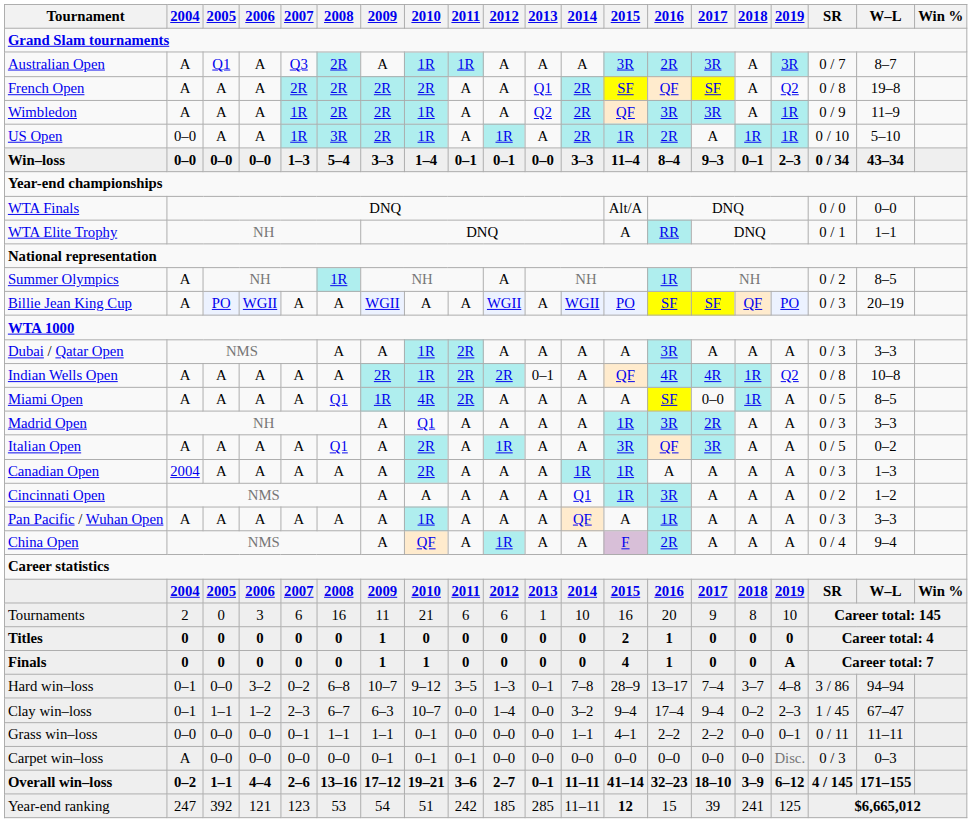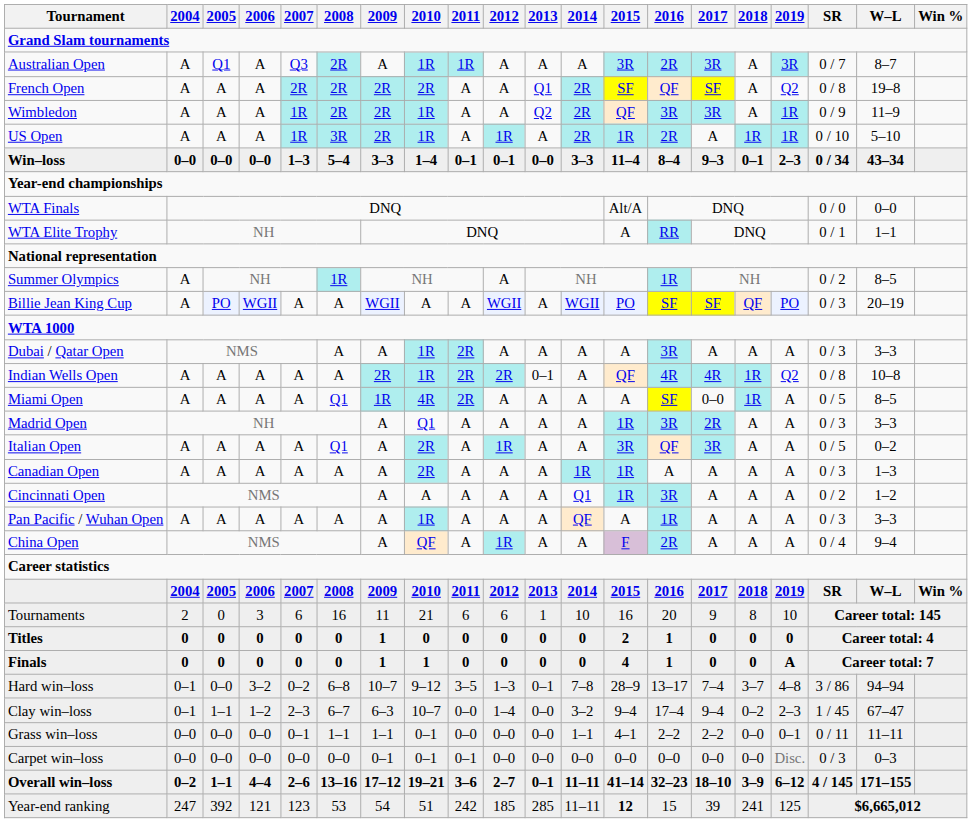(185, 135) 0–0 -> (185, 135) A
(185, 470) 2004 -> (185, 470) A
(185, 757) A -> (185, 757) 0–0
